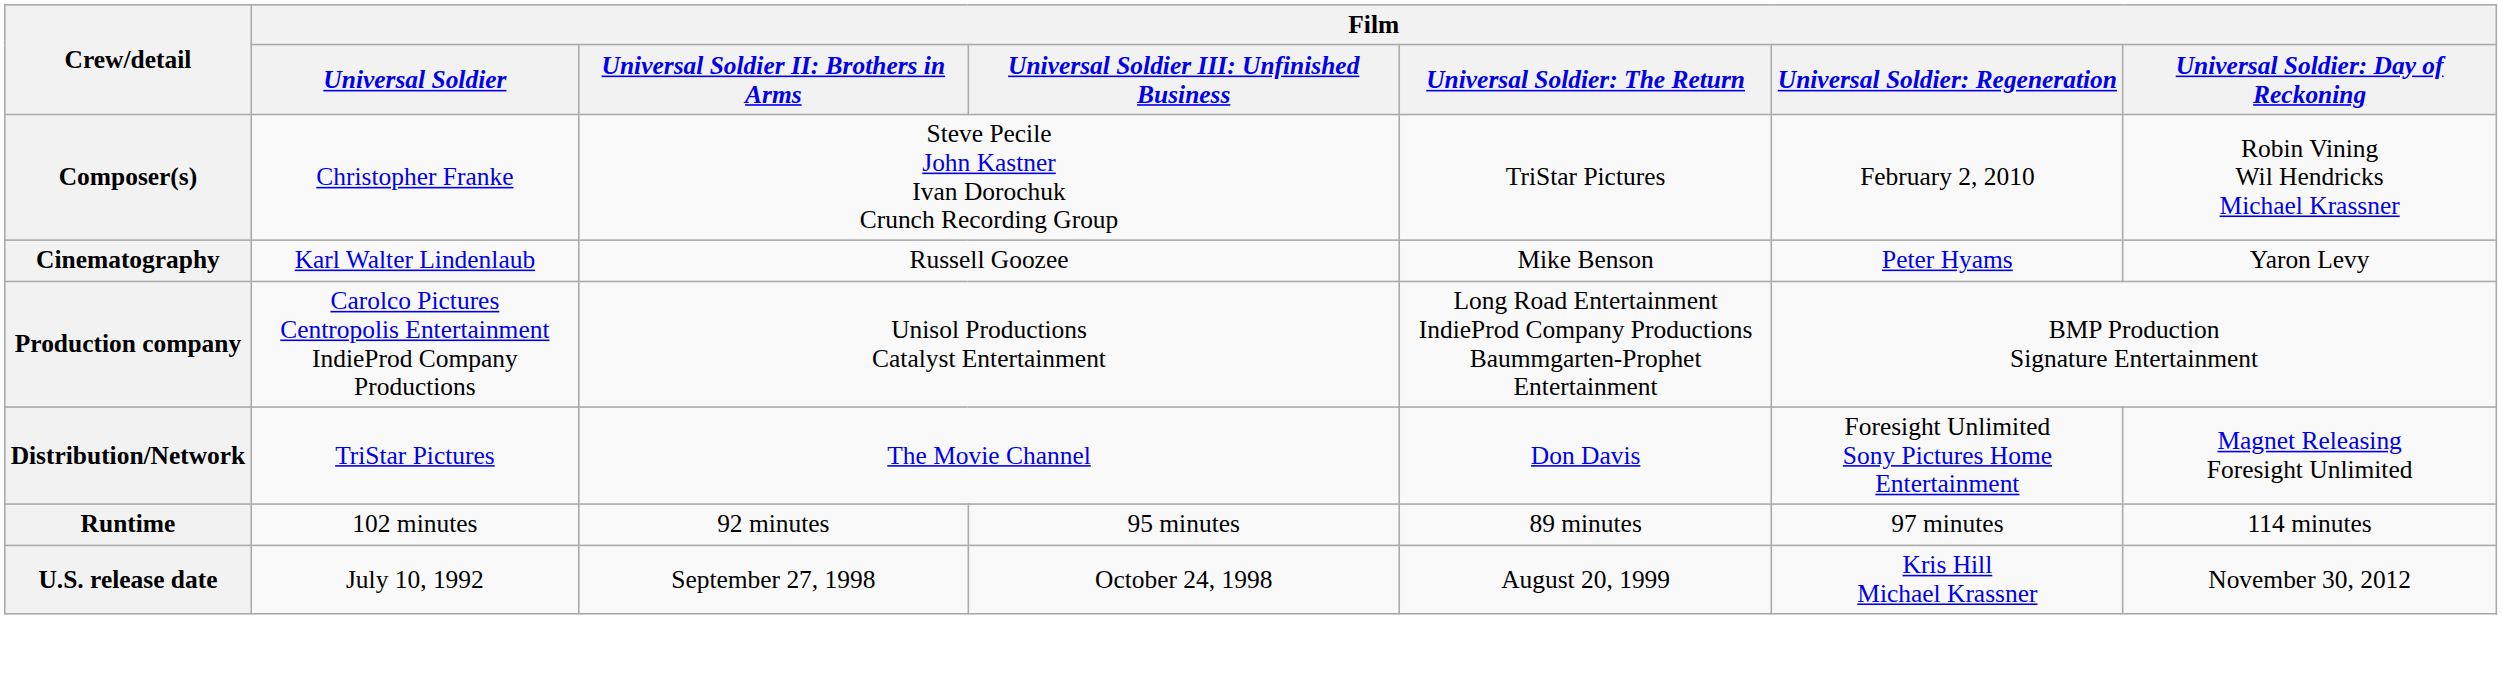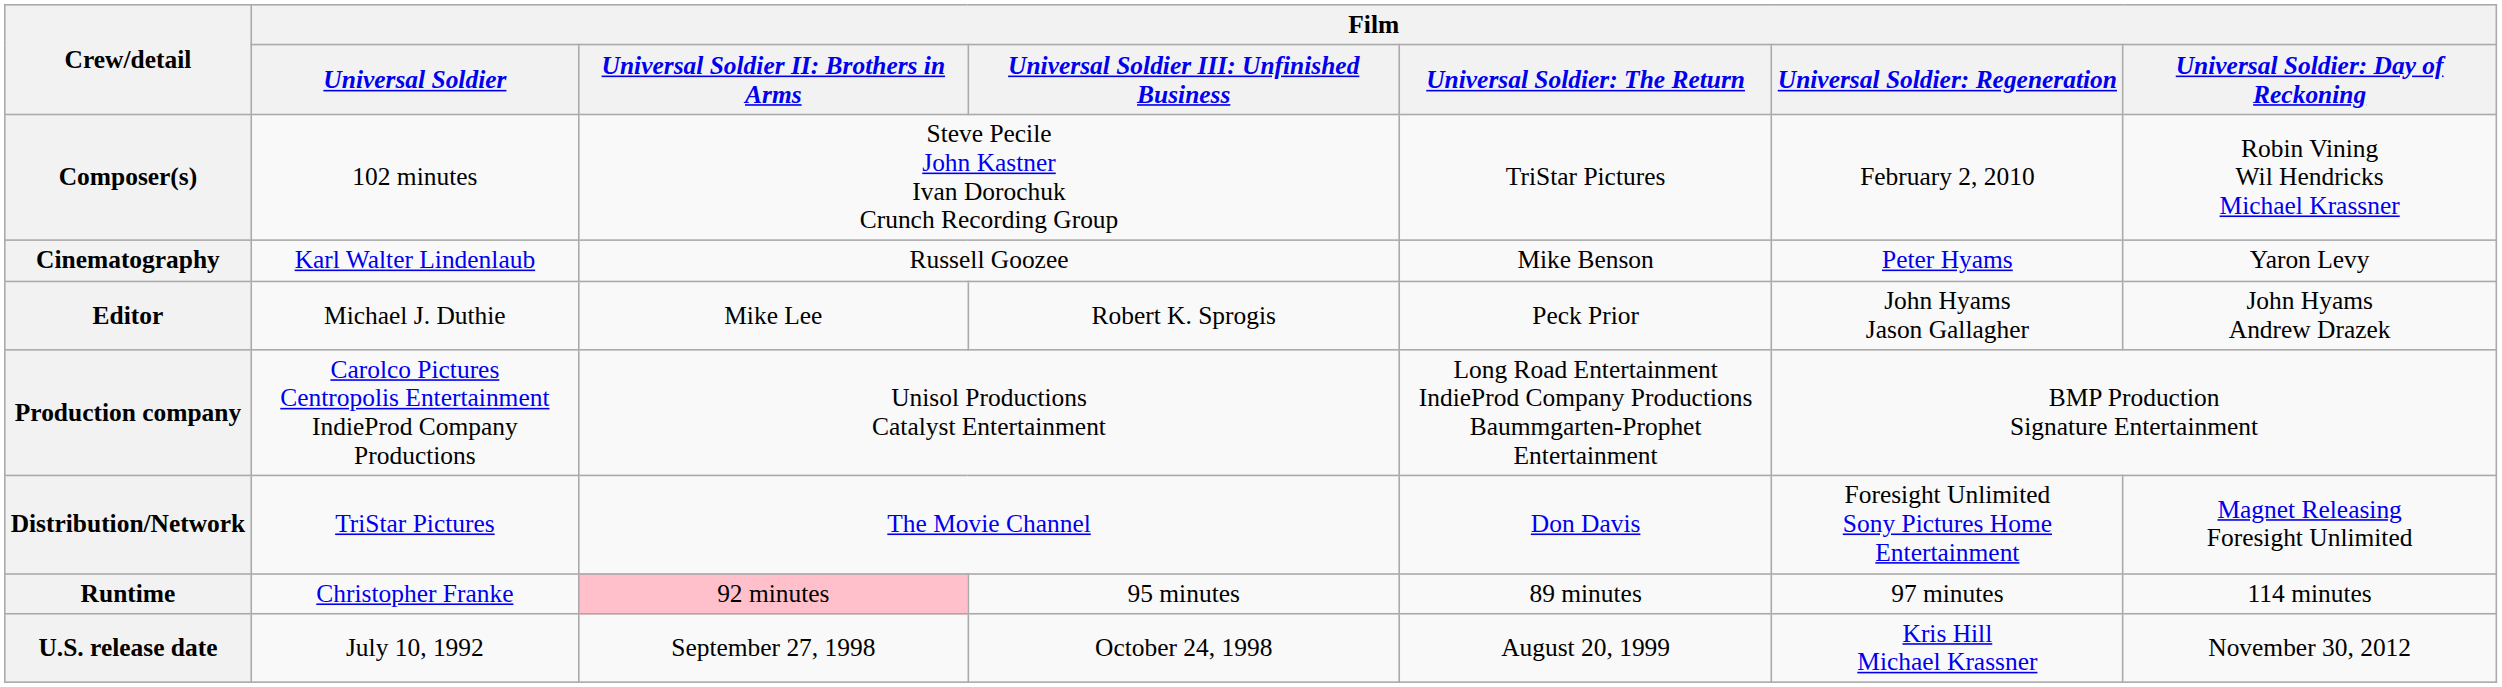(415, 176) Christopher Franke -> (415, 176) 102 minutes
+ row: (128, 314)
(415, 524) 102 minutes -> (415, 593) Christopher Franke
(773, 524) no background -> (773, 593) pink background
